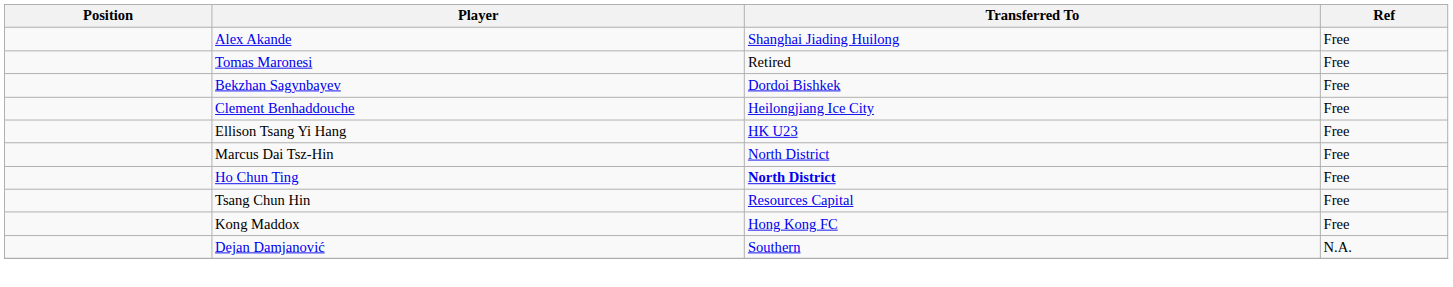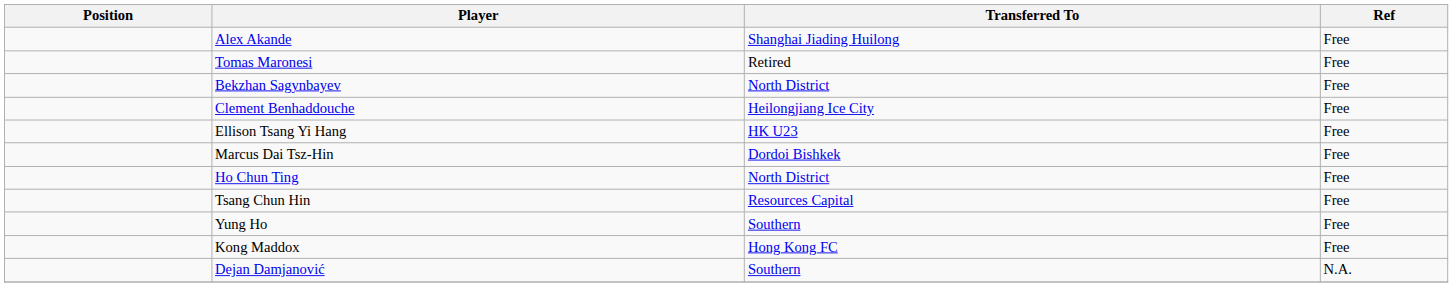(794, 85) Dordoi Bishkek -> (789, 85) North District
(789, 154) North District -> (794, 154) Dordoi Bishkek
(792, 177) bold -> (789, 177) normal
+ row: (241, 223)
